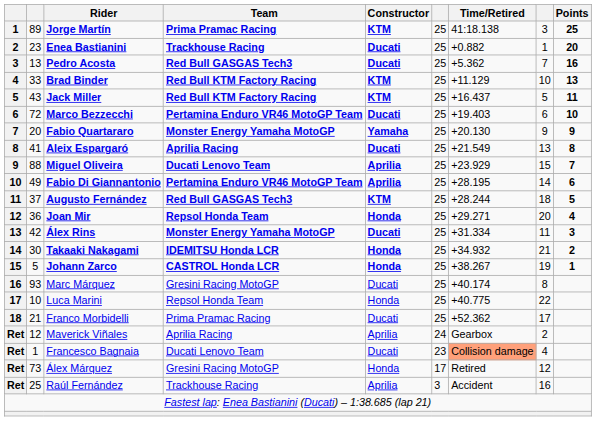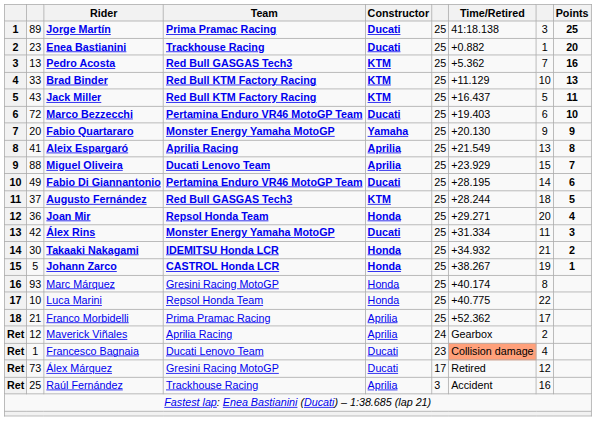(379, 29) KTM -> (384, 29) Ducati
(384, 63) Ducati -> (379, 63) KTM
(384, 148) Ducati -> (384, 148) Aprilia
(384, 182) Aprilia -> (384, 182) Ducati
(383, 283) Ducati -> (383, 283) Honda
(383, 317) Ducati -> (383, 317) Aprilia
(383, 368) Honda -> (383, 368) Ducati
